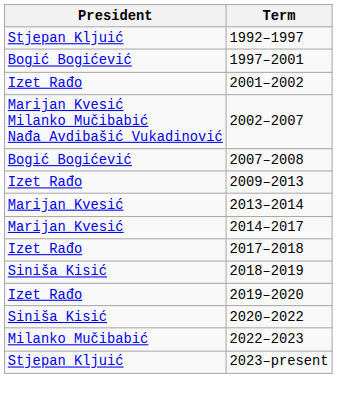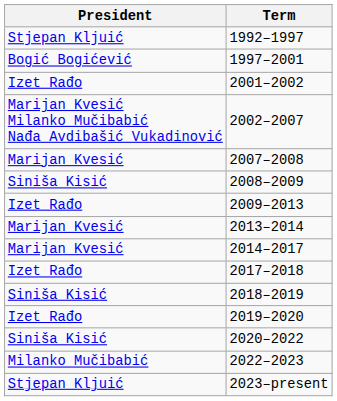(70, 160) Bogić Bogićević -> (66, 160) Marijan Kvesić
+ row: (267, 182)
